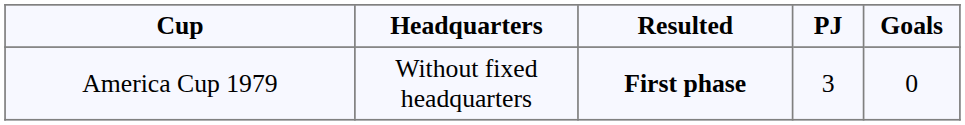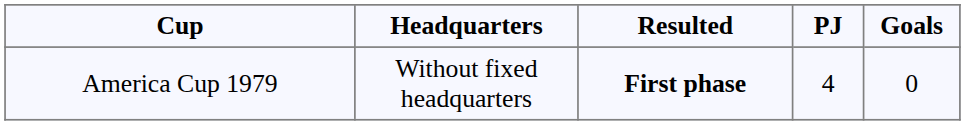(828, 83) 3 -> (828, 83) 4
